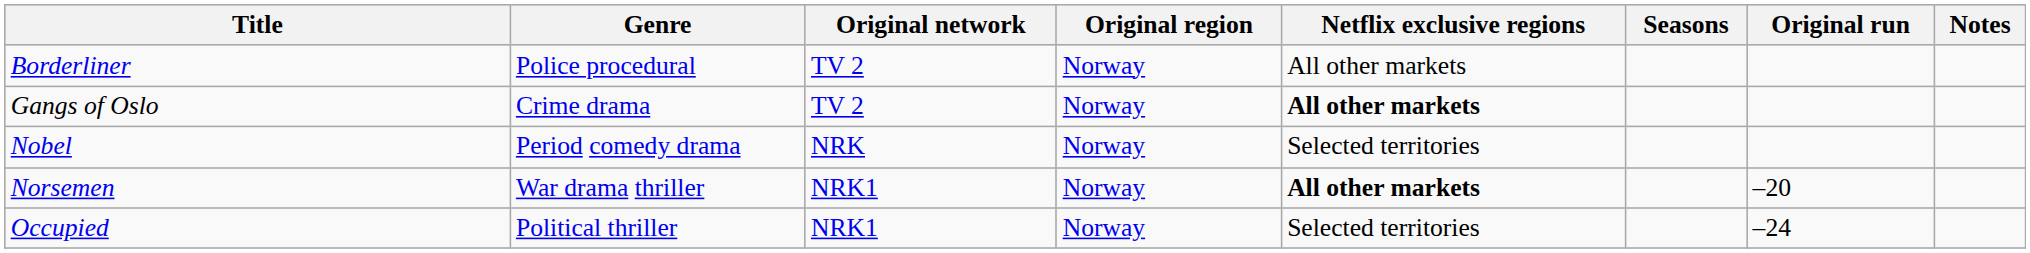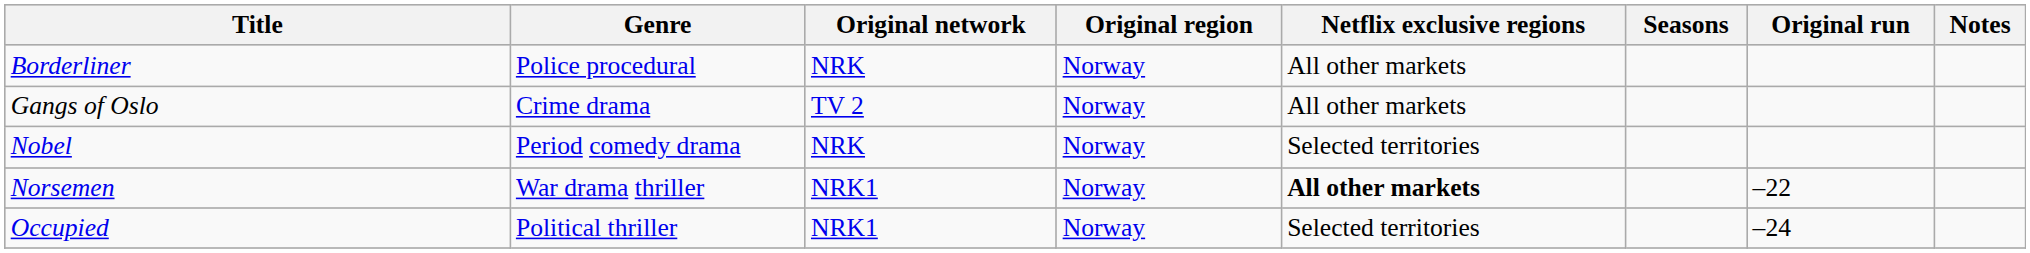(837, 65) TV 2 -> (838, 65) NRK
(1384, 106) bold -> (1377, 106) normal
(1772, 187) –20 -> (1772, 187) –22
